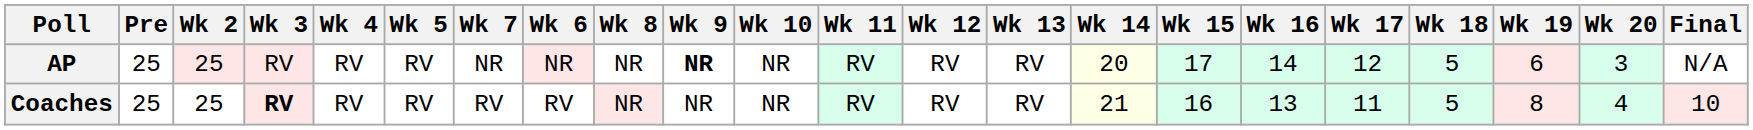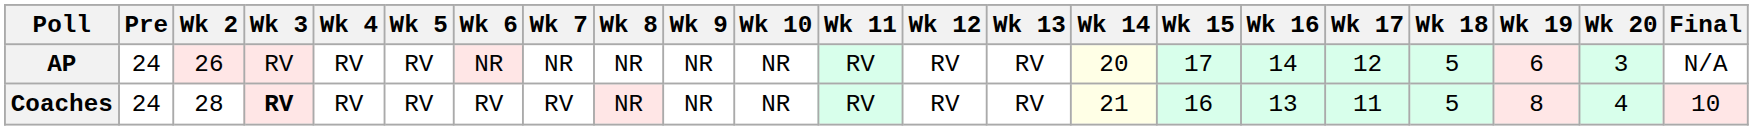columns swapped: (559, 25) <-> (489, 25)
(146, 64) 25 -> (146, 64) 24
(209, 64) 25 -> (209, 64) 26
(699, 64) bold -> (699, 64) normal
(146, 104) 25 -> (146, 104) 24
(209, 104) 25 -> (209, 104) 28
